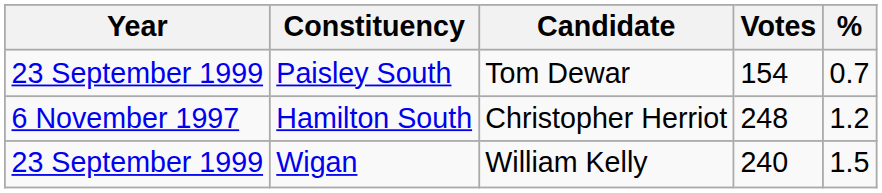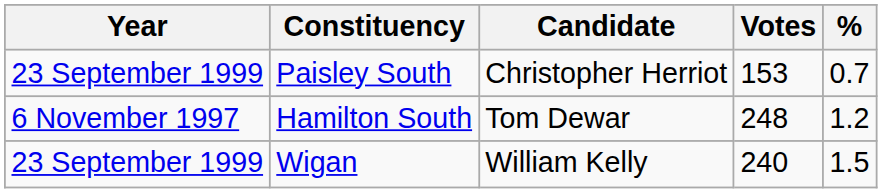(558, 72) Tom Dewar -> (606, 72) Christopher Herriot
(764, 72) 154 -> (764, 72) 153
(606, 118) Christopher Herriot -> (558, 118) Tom Dewar
